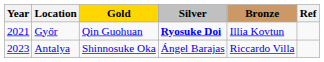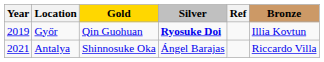columns swapped: (262, 13) <-> (308, 13)
(18, 31) 2021 -> (18, 31) 2019
(18, 48) 2023 -> (18, 48) 2021
